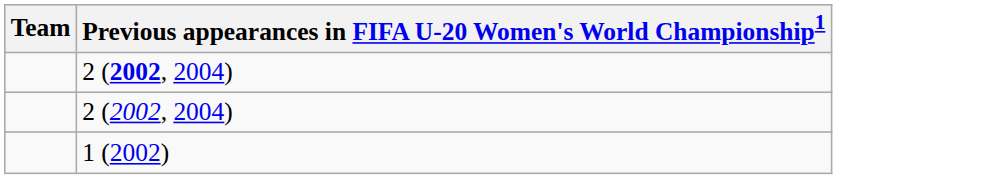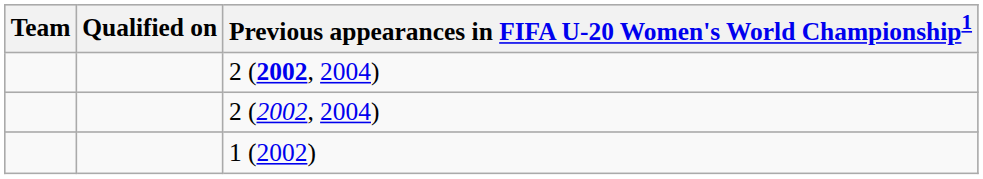+ column: (150, 28)
